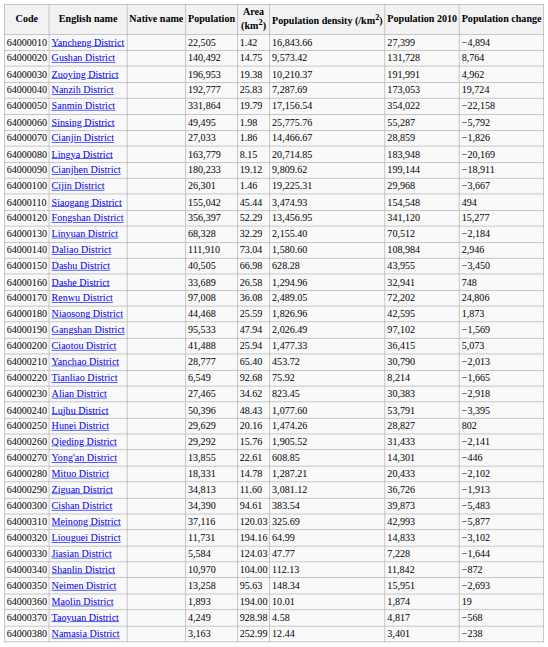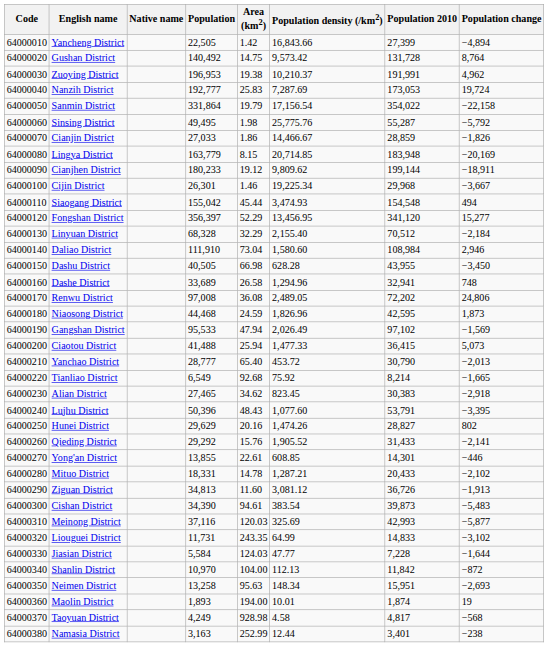(292, 186) 19,225.31 -> (292, 186) 19,225.34
(251, 314) 25.59 -> (251, 314) 24.59
(254, 538) 194.16 -> (254, 538) 243.35
